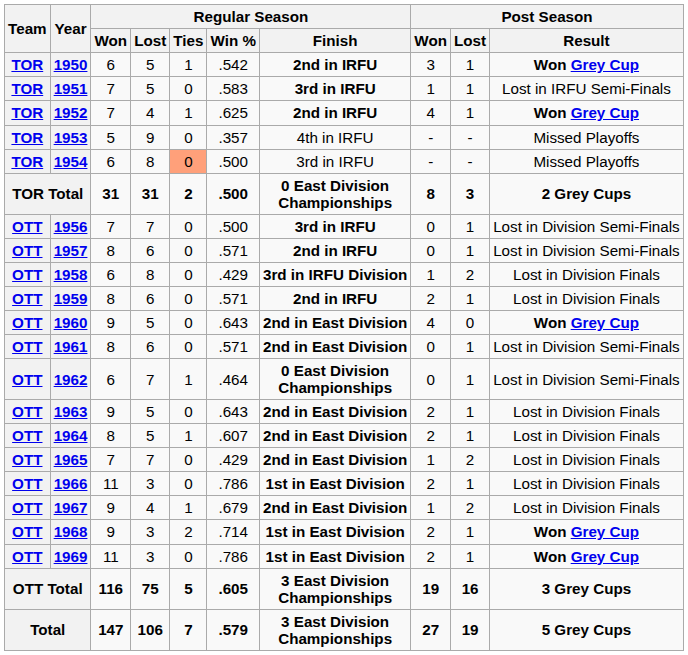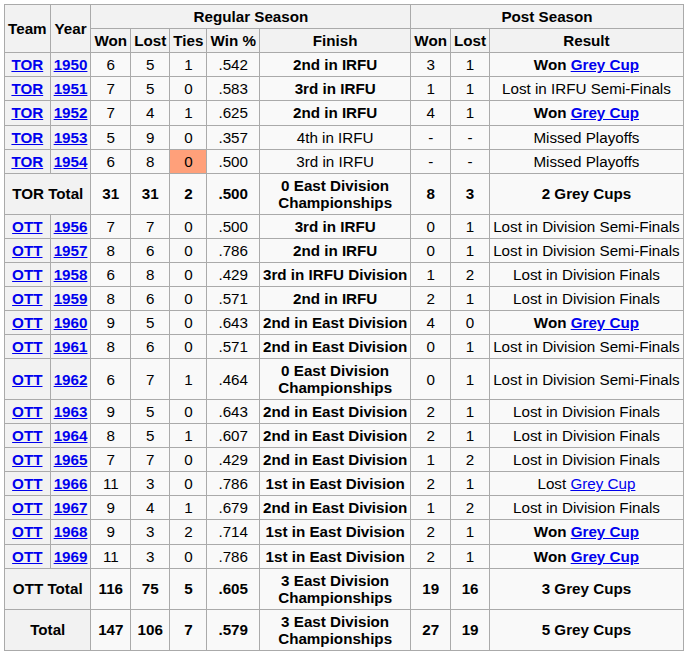(233, 250) .571 -> (233, 250) .786
(586, 484) Lost in Division Finals -> (586, 484) Lost Grey Cup
